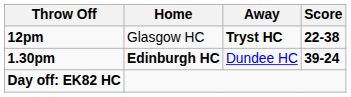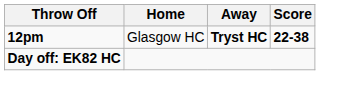- row: (31, 59)
